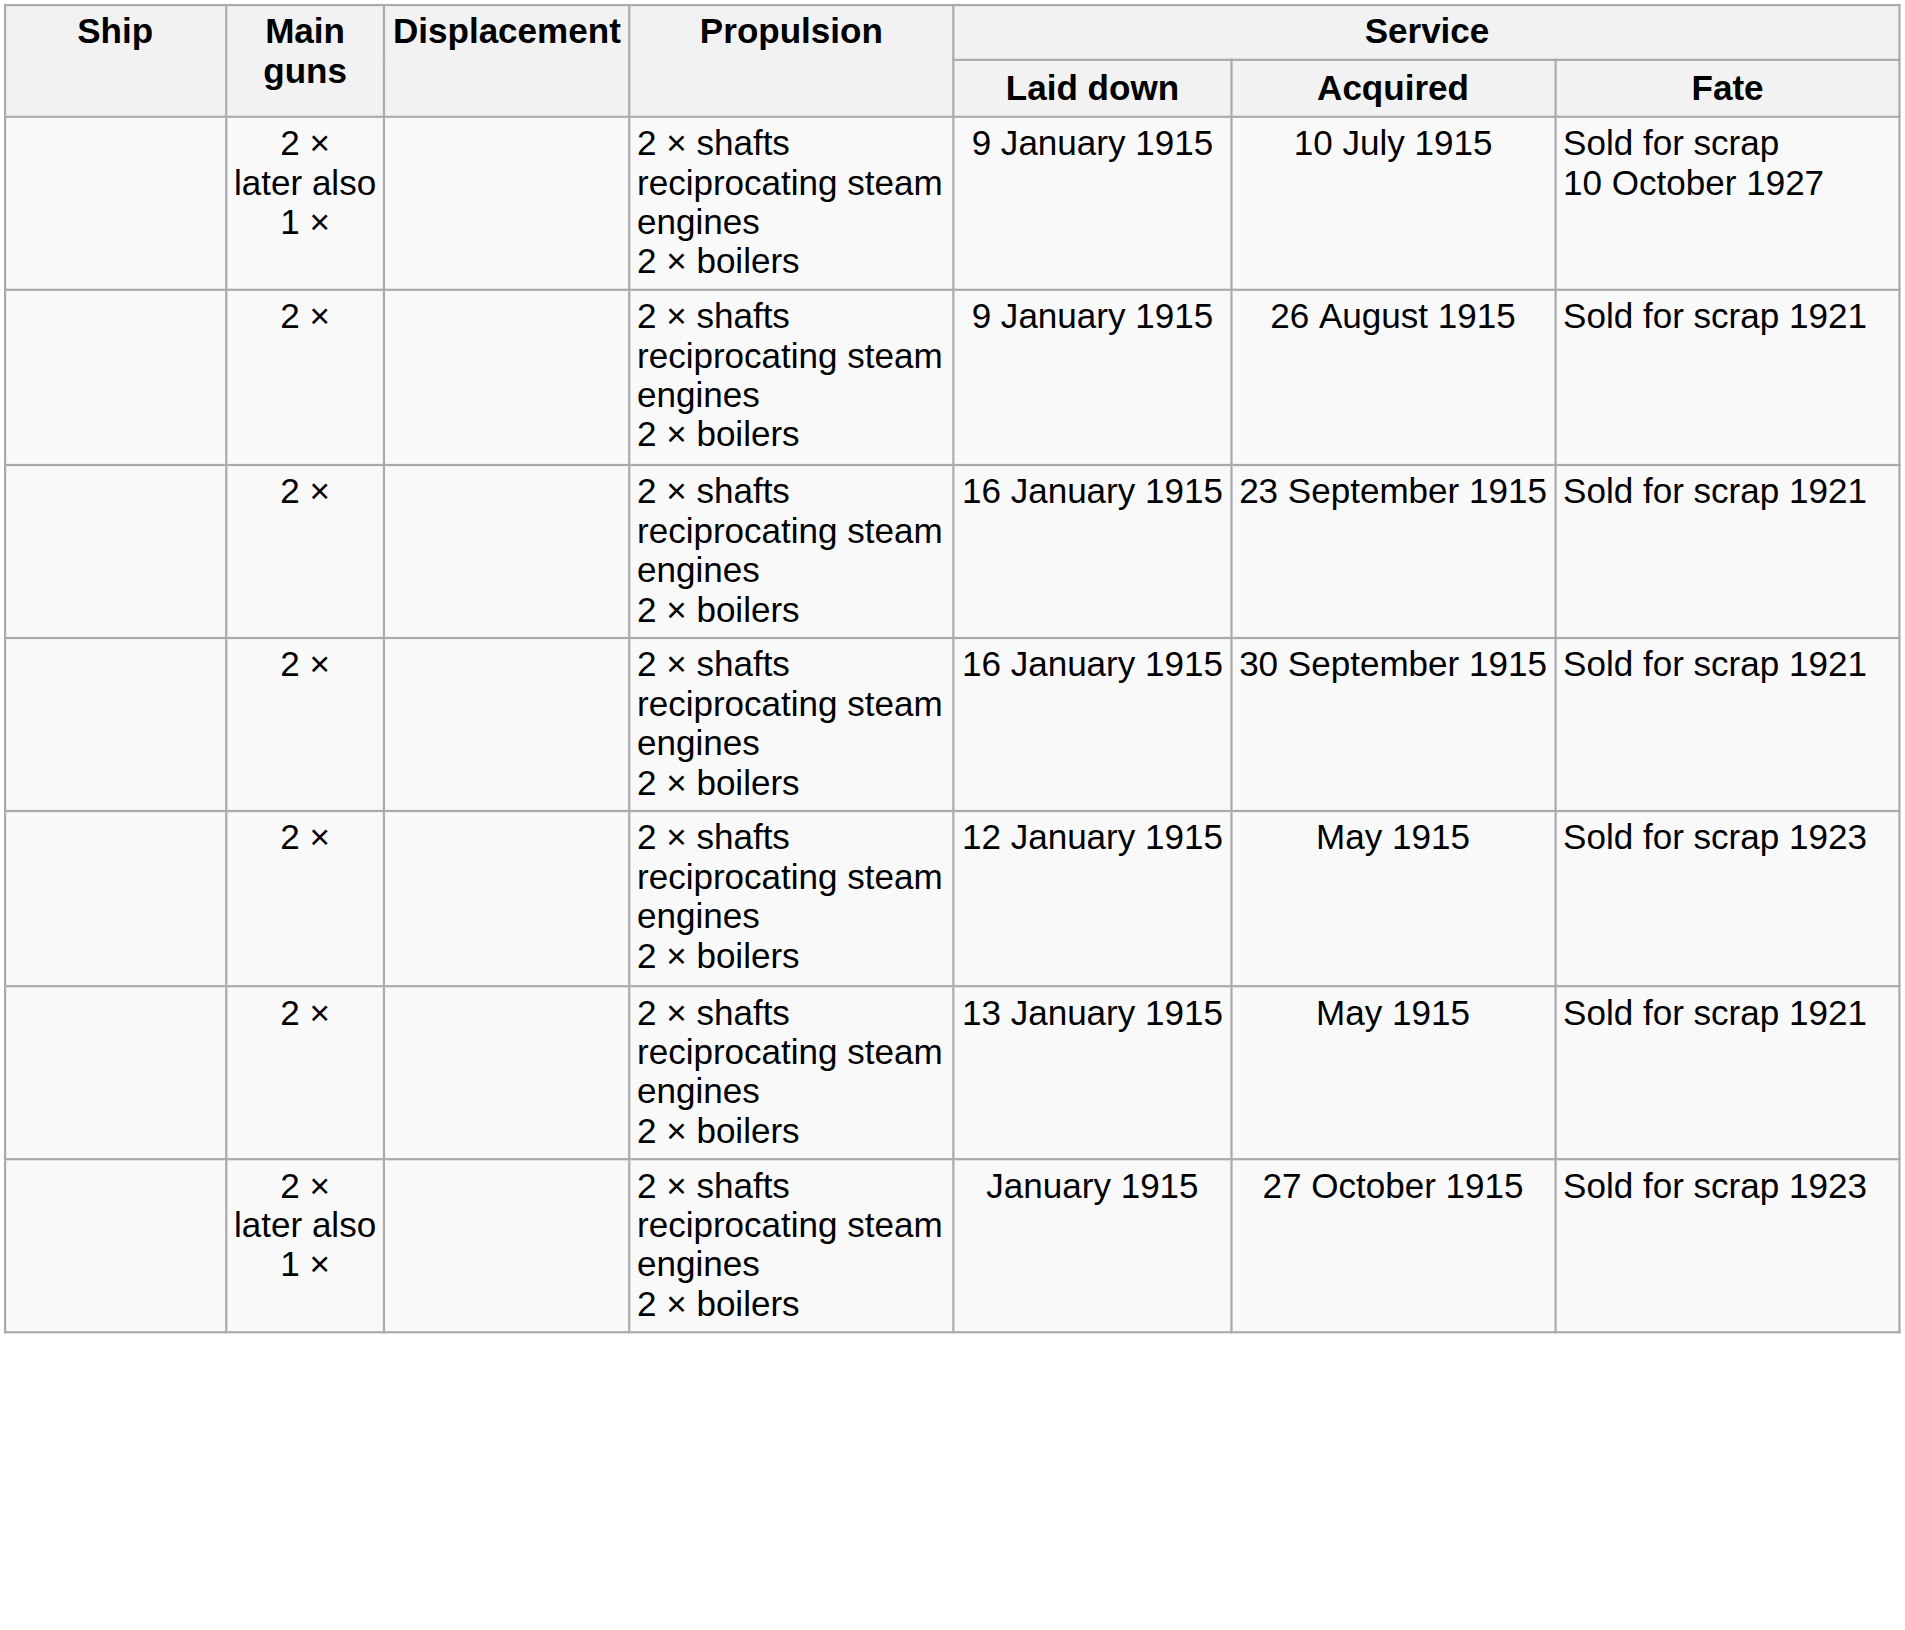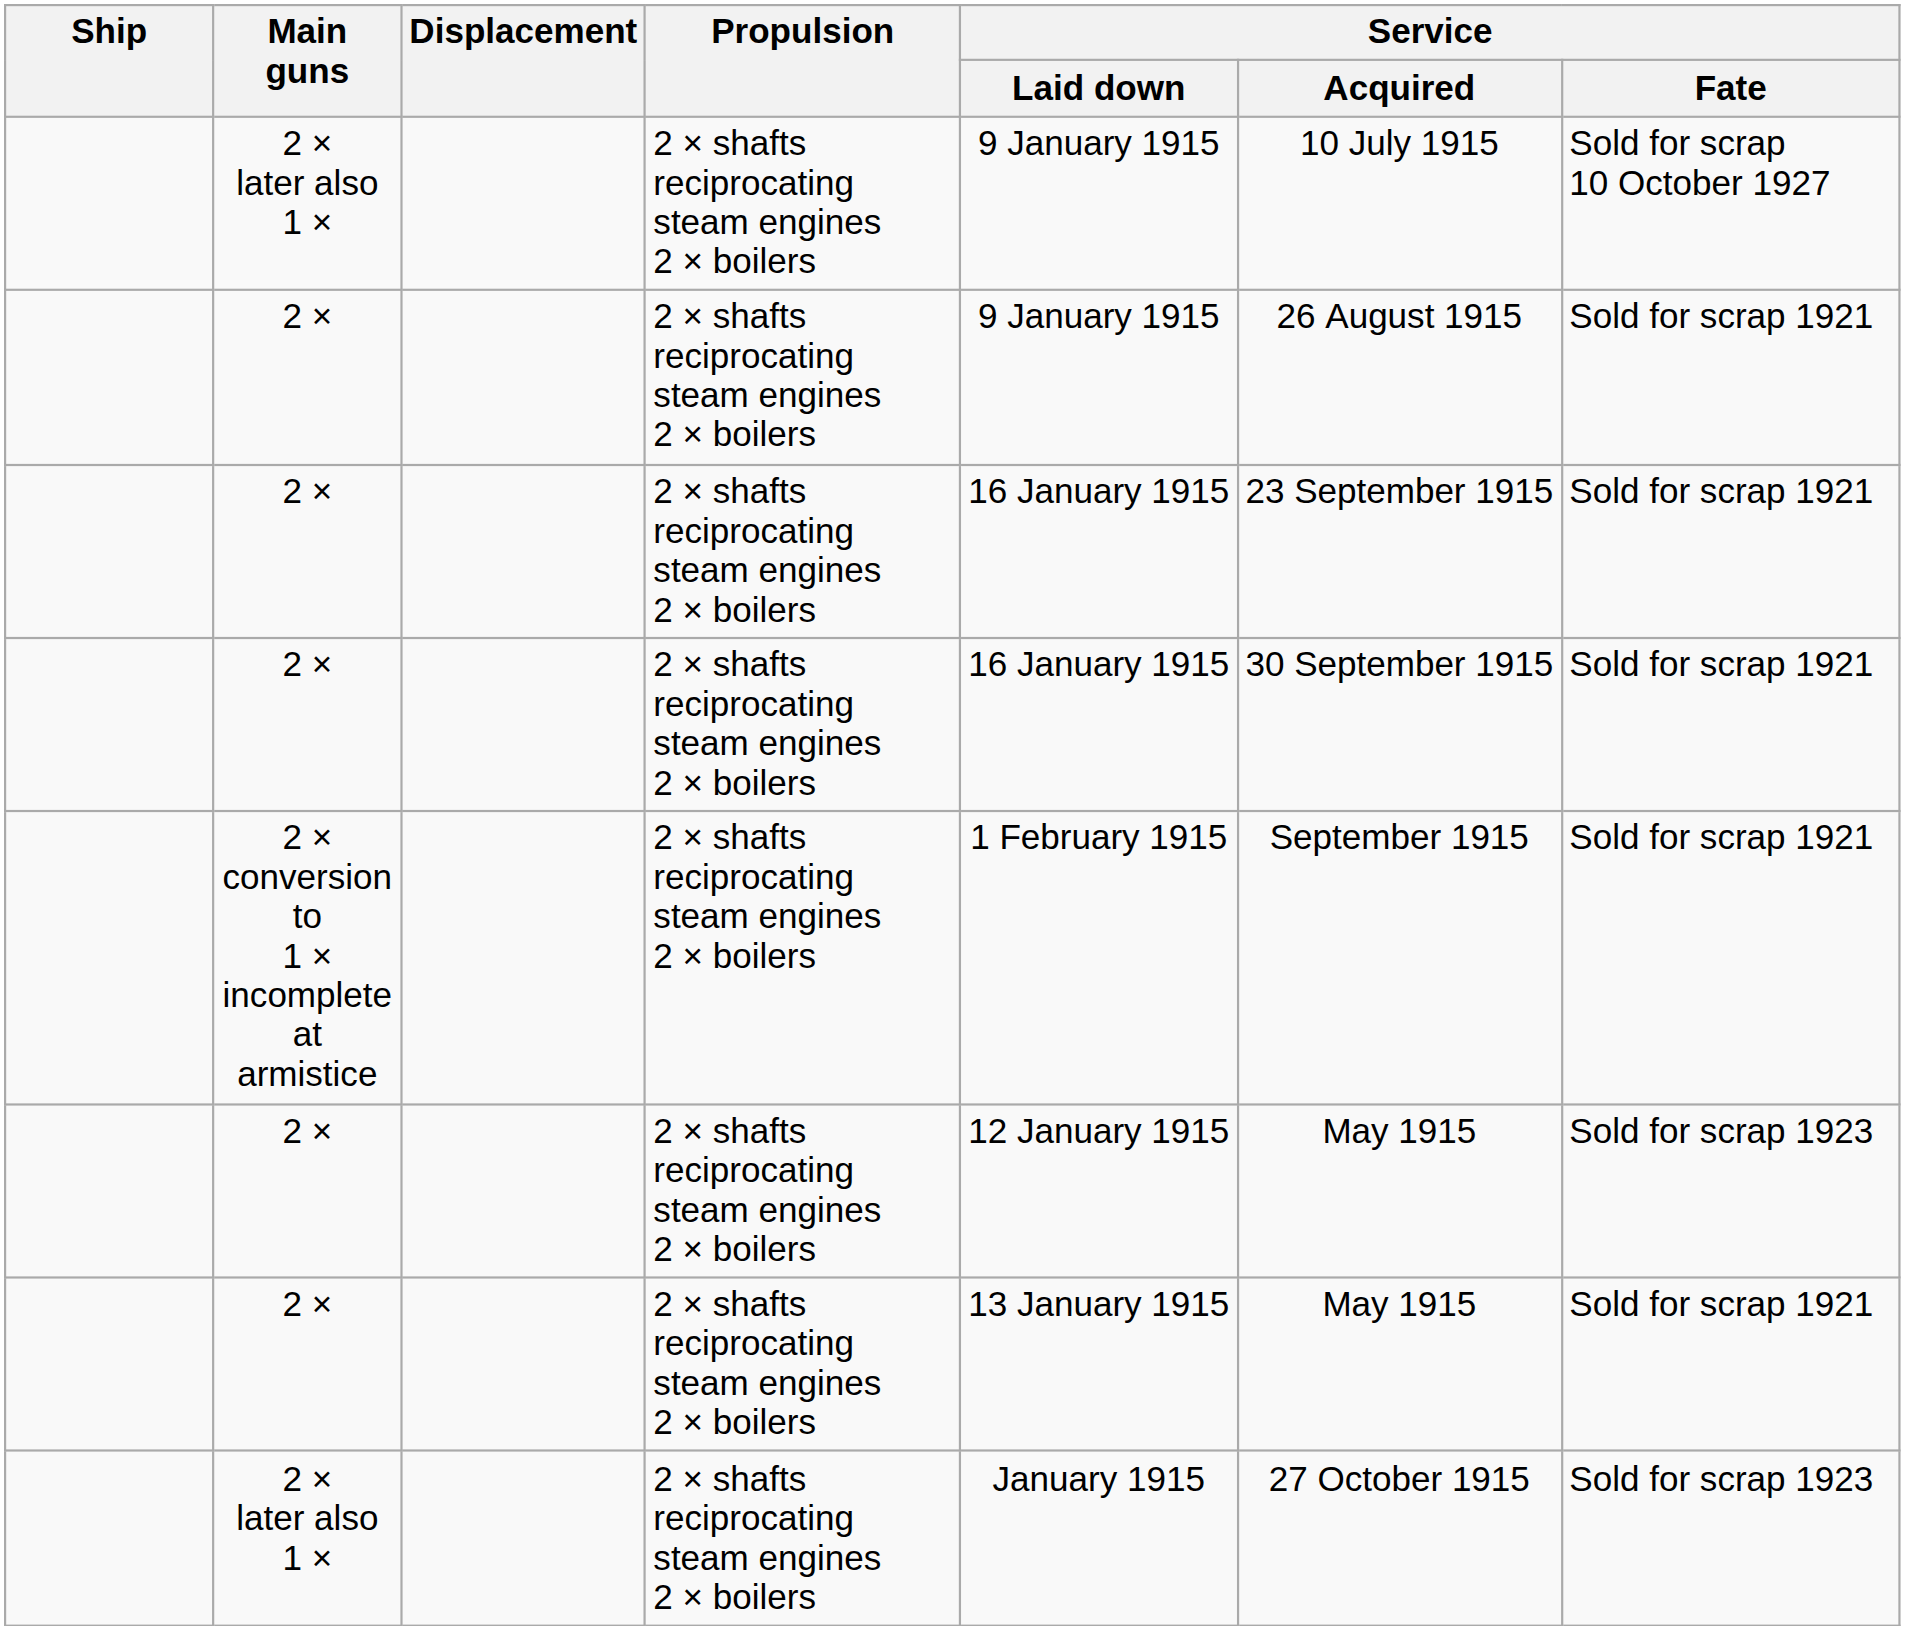+ row: (109, 958)
